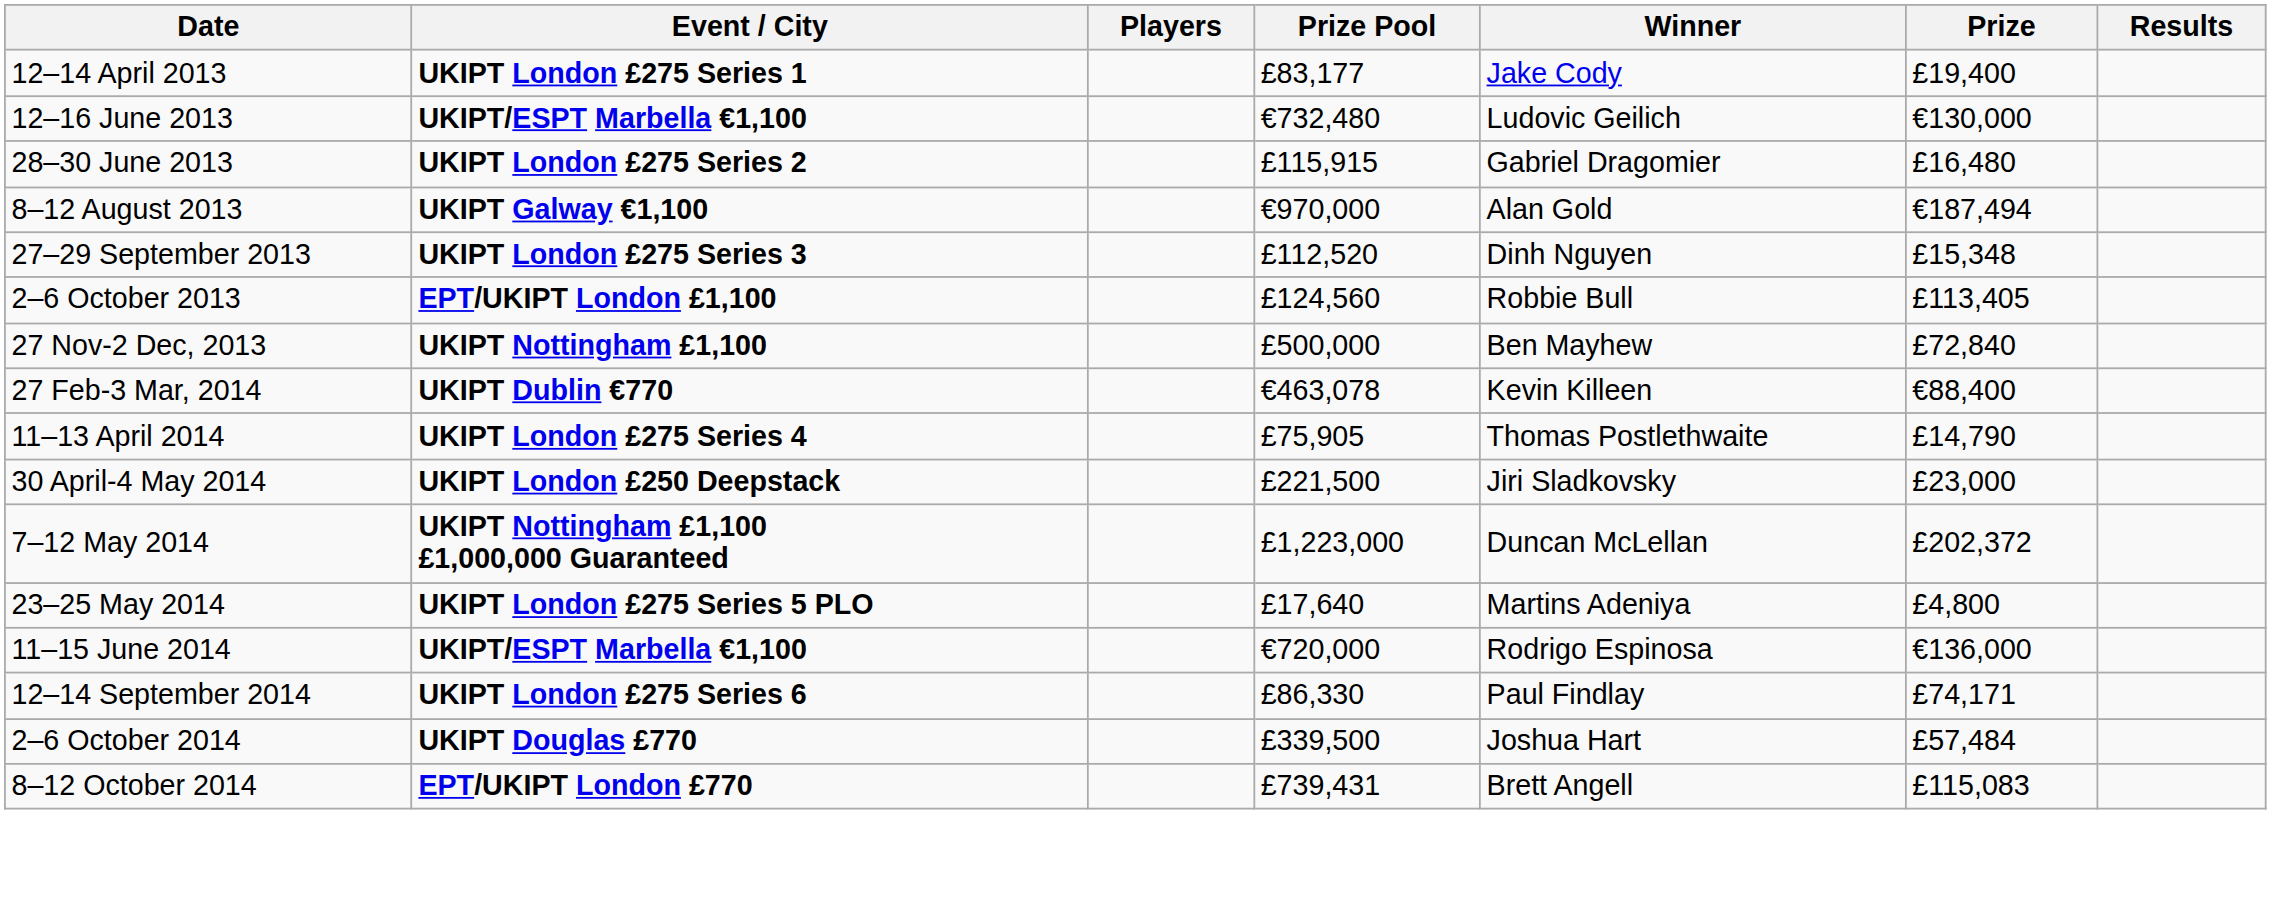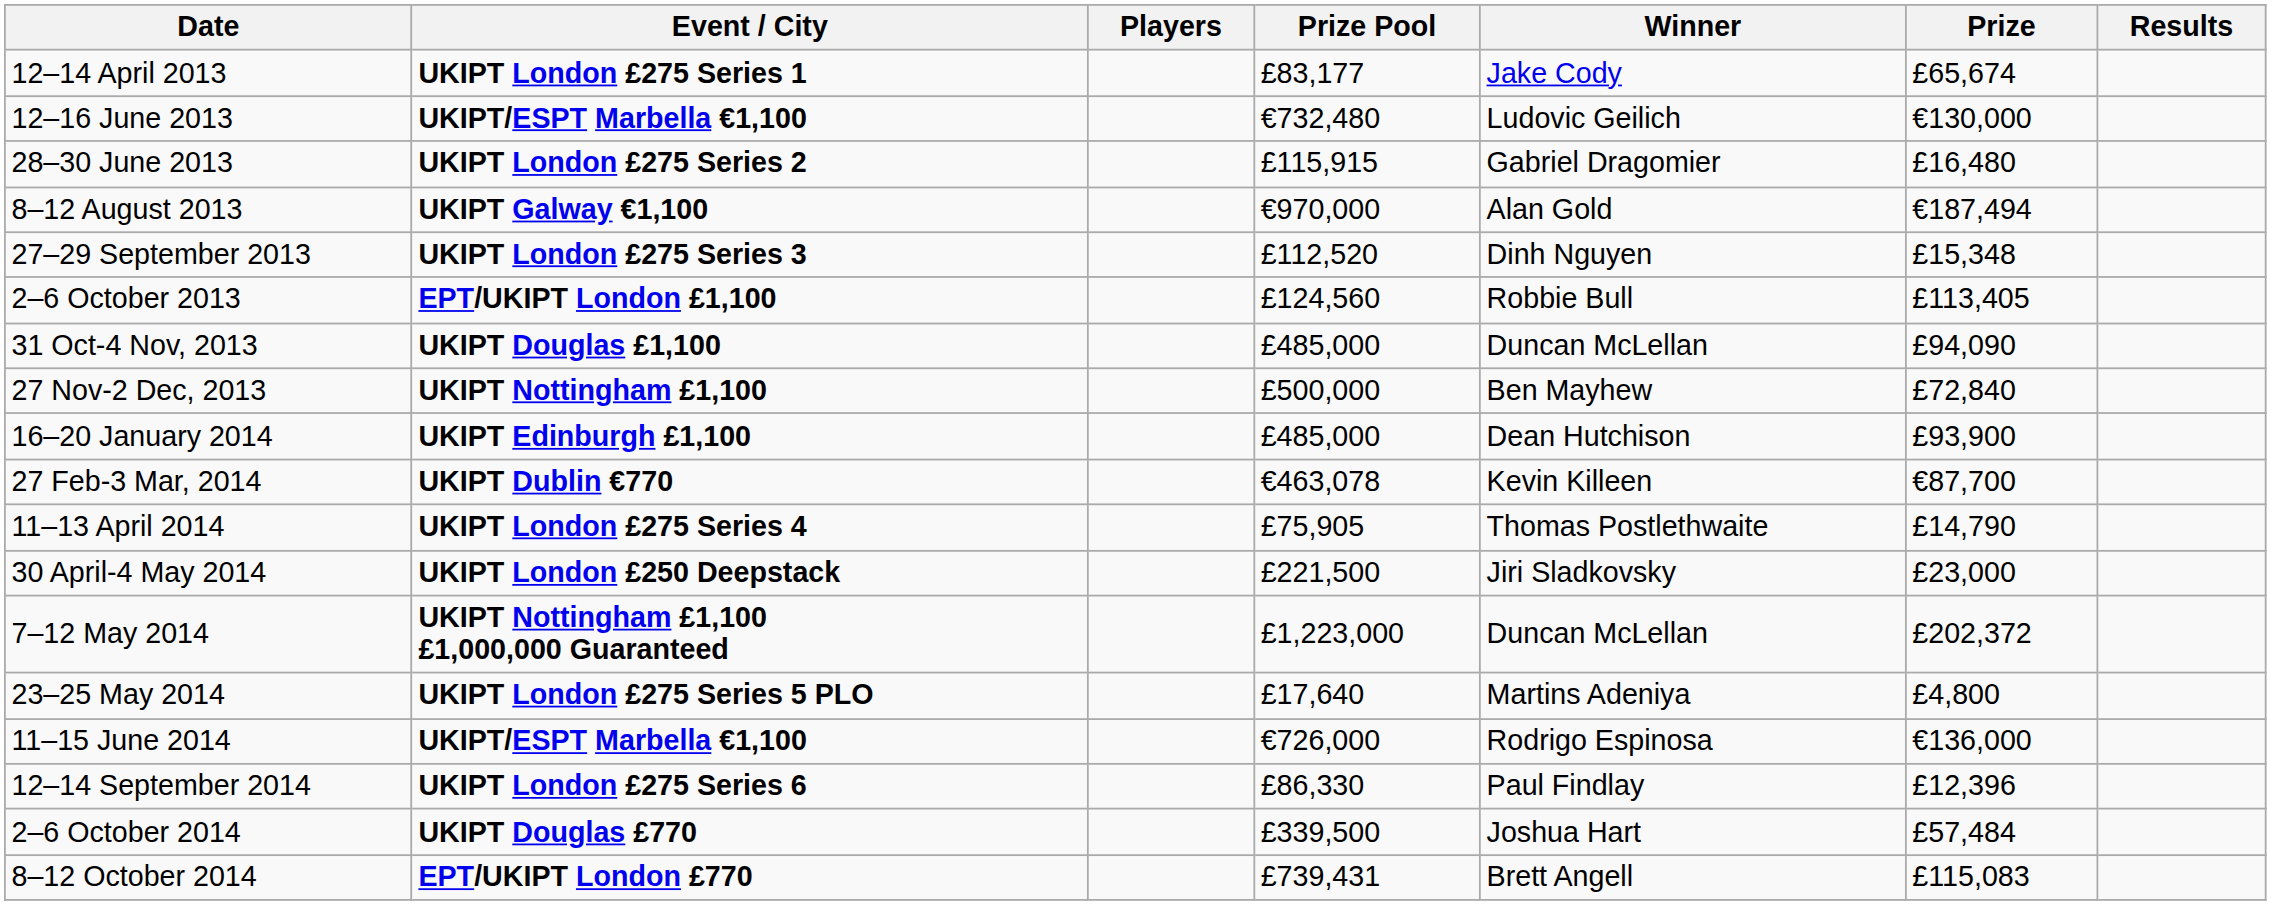(1964, 72) £19,400 -> (1964, 72) £65,674
+ row: (135, 345)
+ row: (142, 436)
(1964, 390) €88,400 -> (1964, 481) €87,700
(1320, 649) €720,000 -> (1320, 740) €726,000
(1964, 695) £74,171 -> (1964, 786) £12,396
